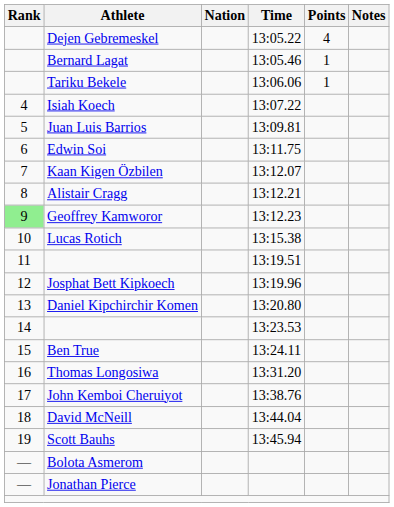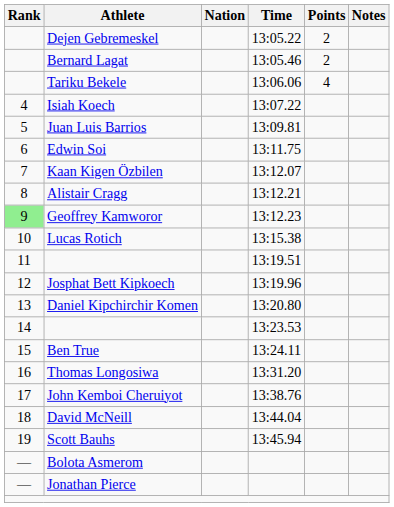(327, 37) 4 -> (327, 37) 2
(327, 60) 1 -> (327, 60) 2
(327, 82) 1 -> (327, 82) 4
